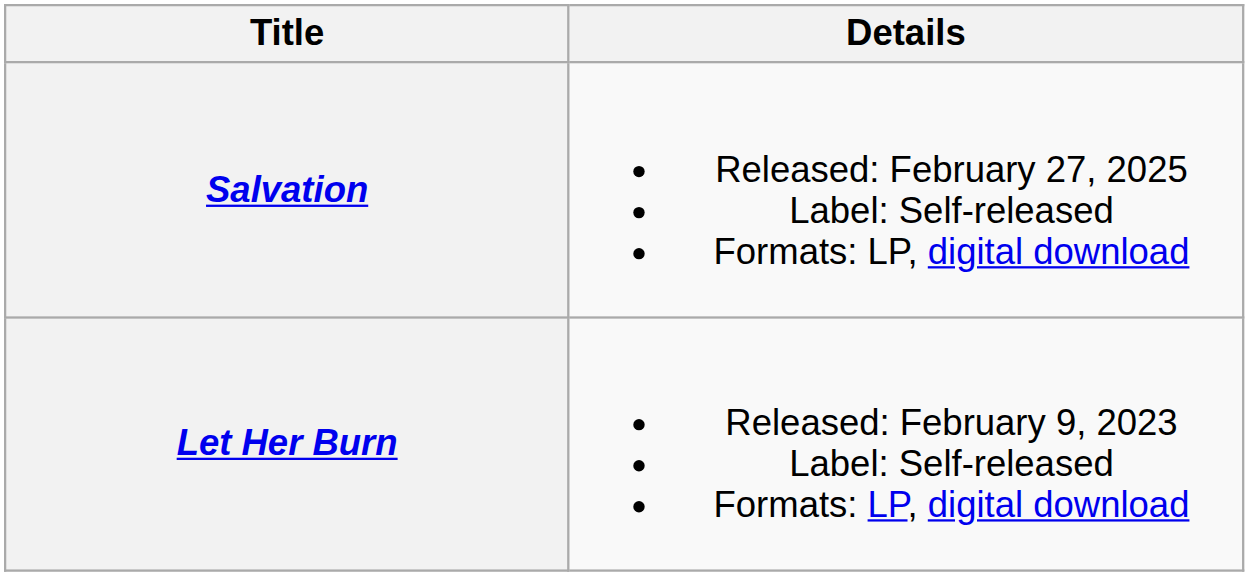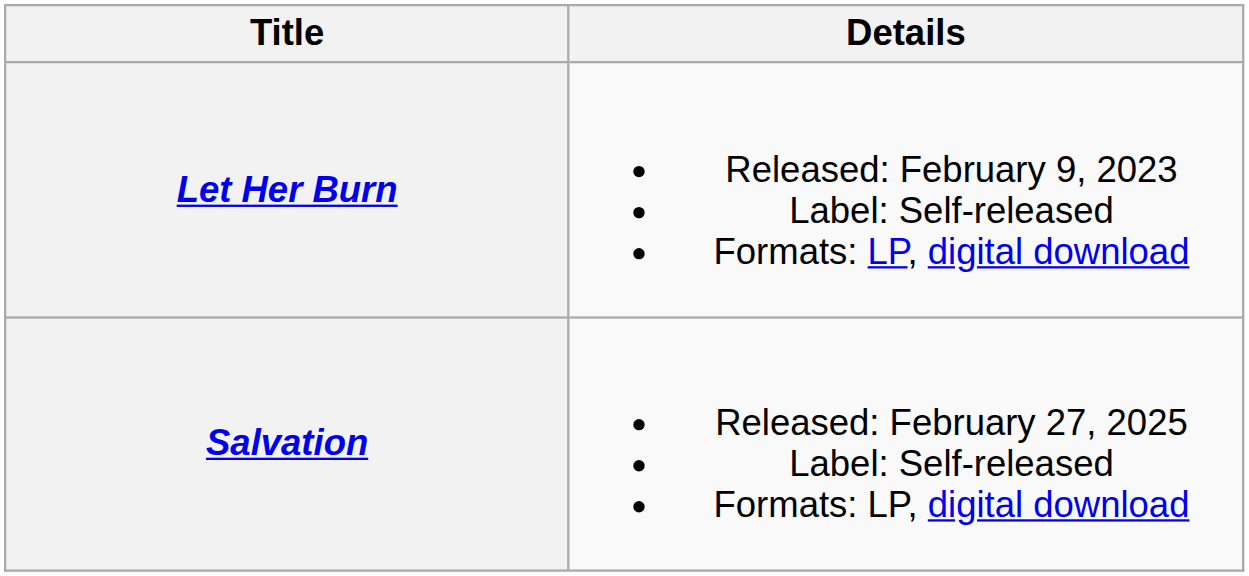rows swapped: (287, 443) <-> (287, 189)
